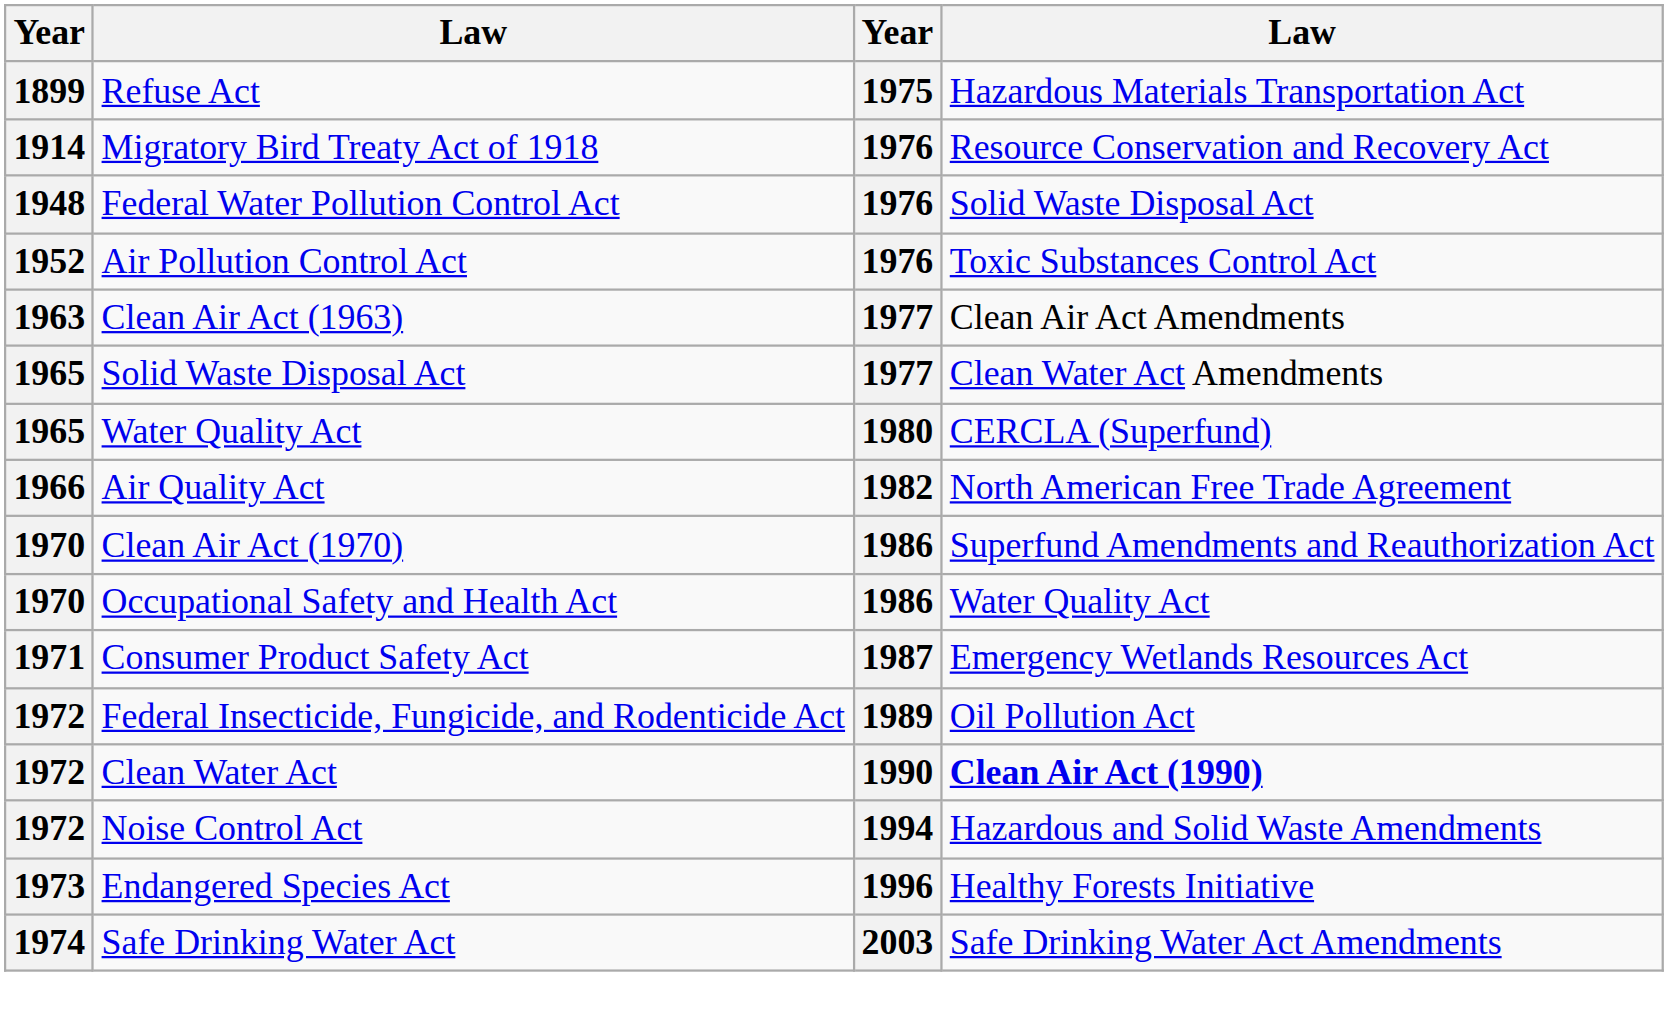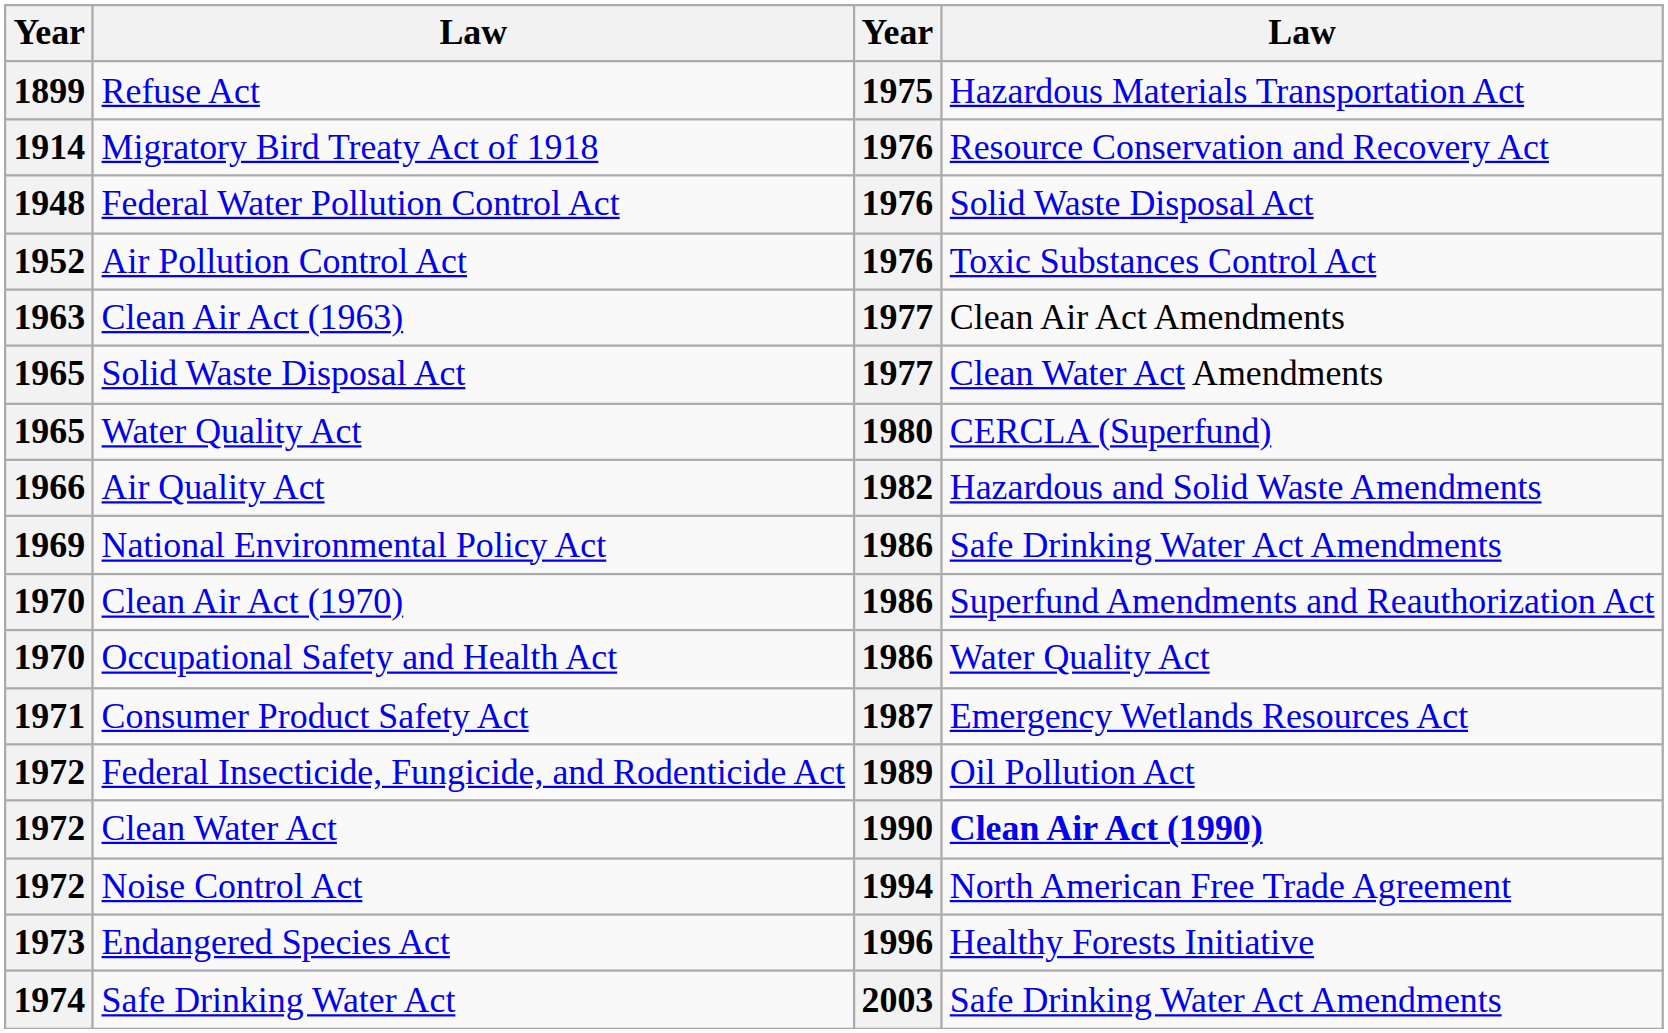(1230, 487) North American Free Trade Agreement -> (1246, 487) Hazardous and Solid Waste Amendments
+ row: (354, 544)
(1246, 828) Hazardous and Solid Waste Amendments -> (1230, 885) North American Free Trade Agreement
